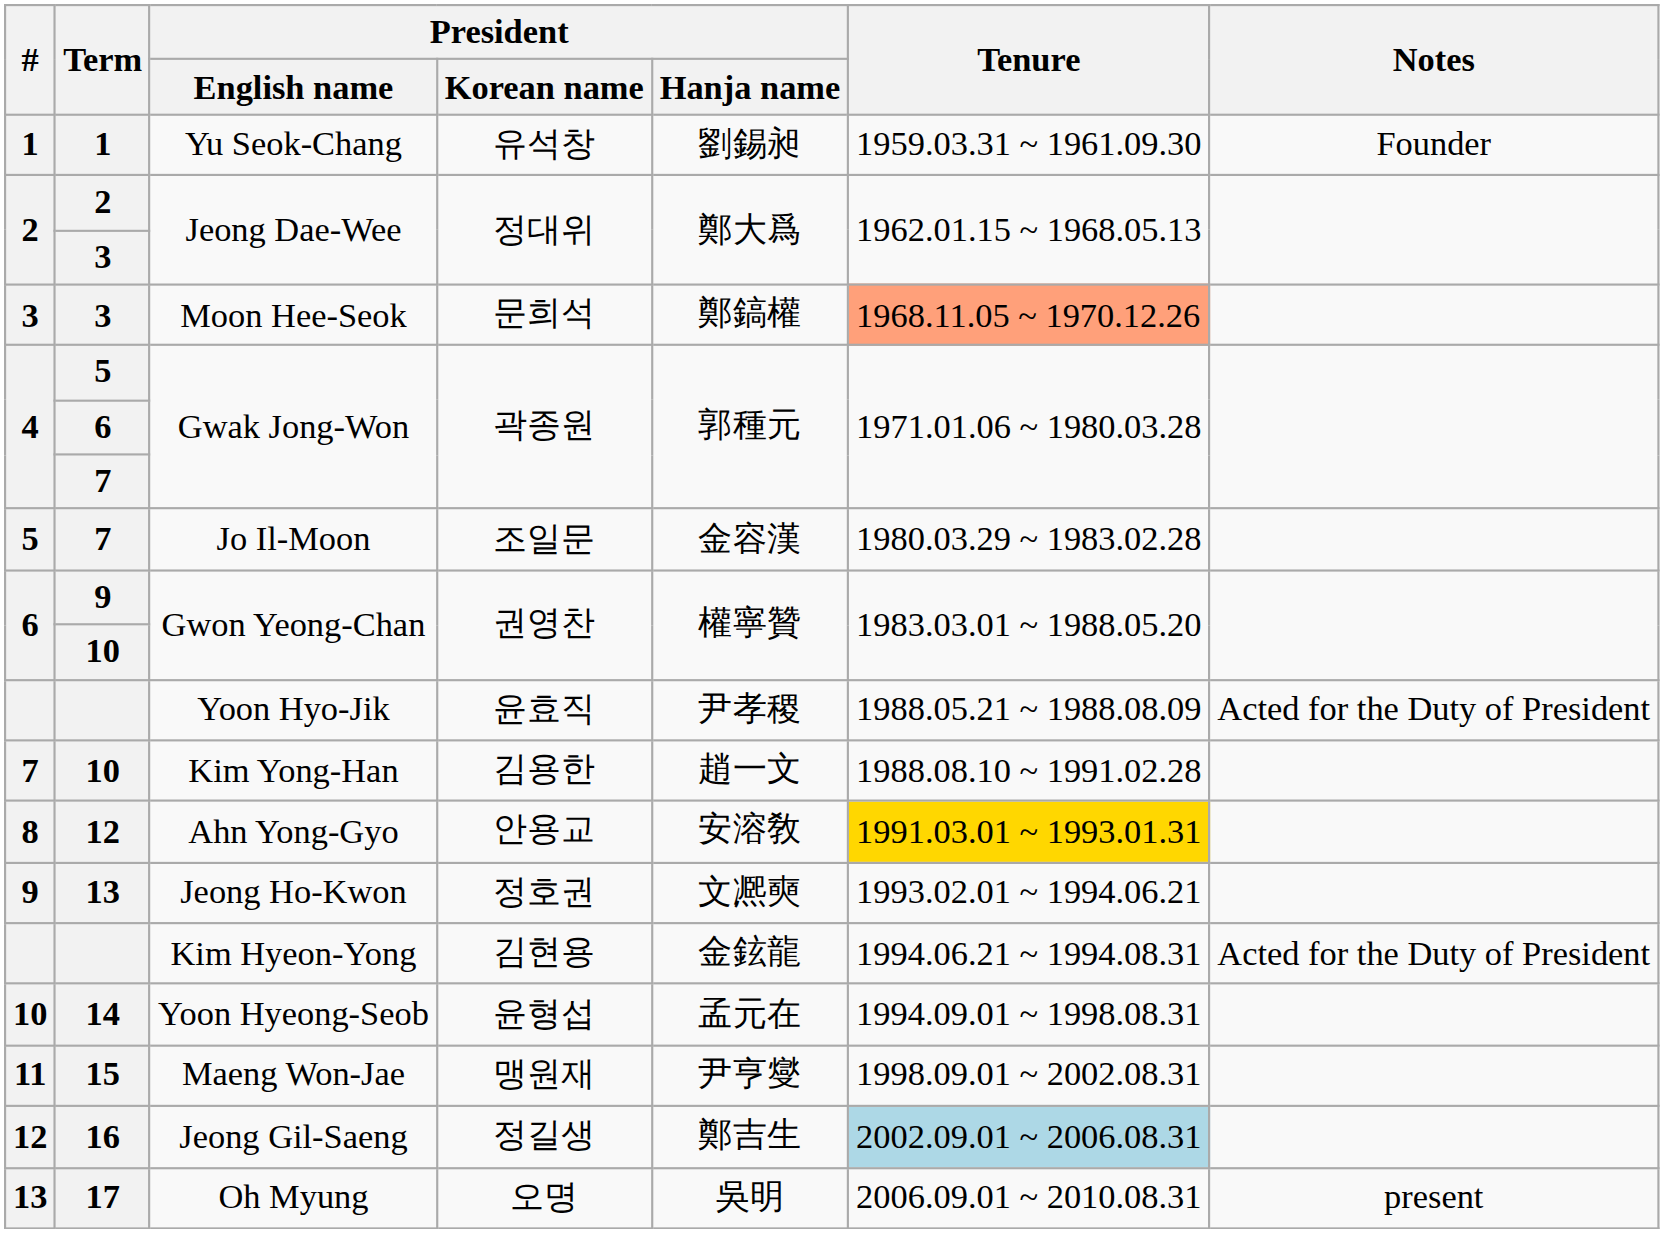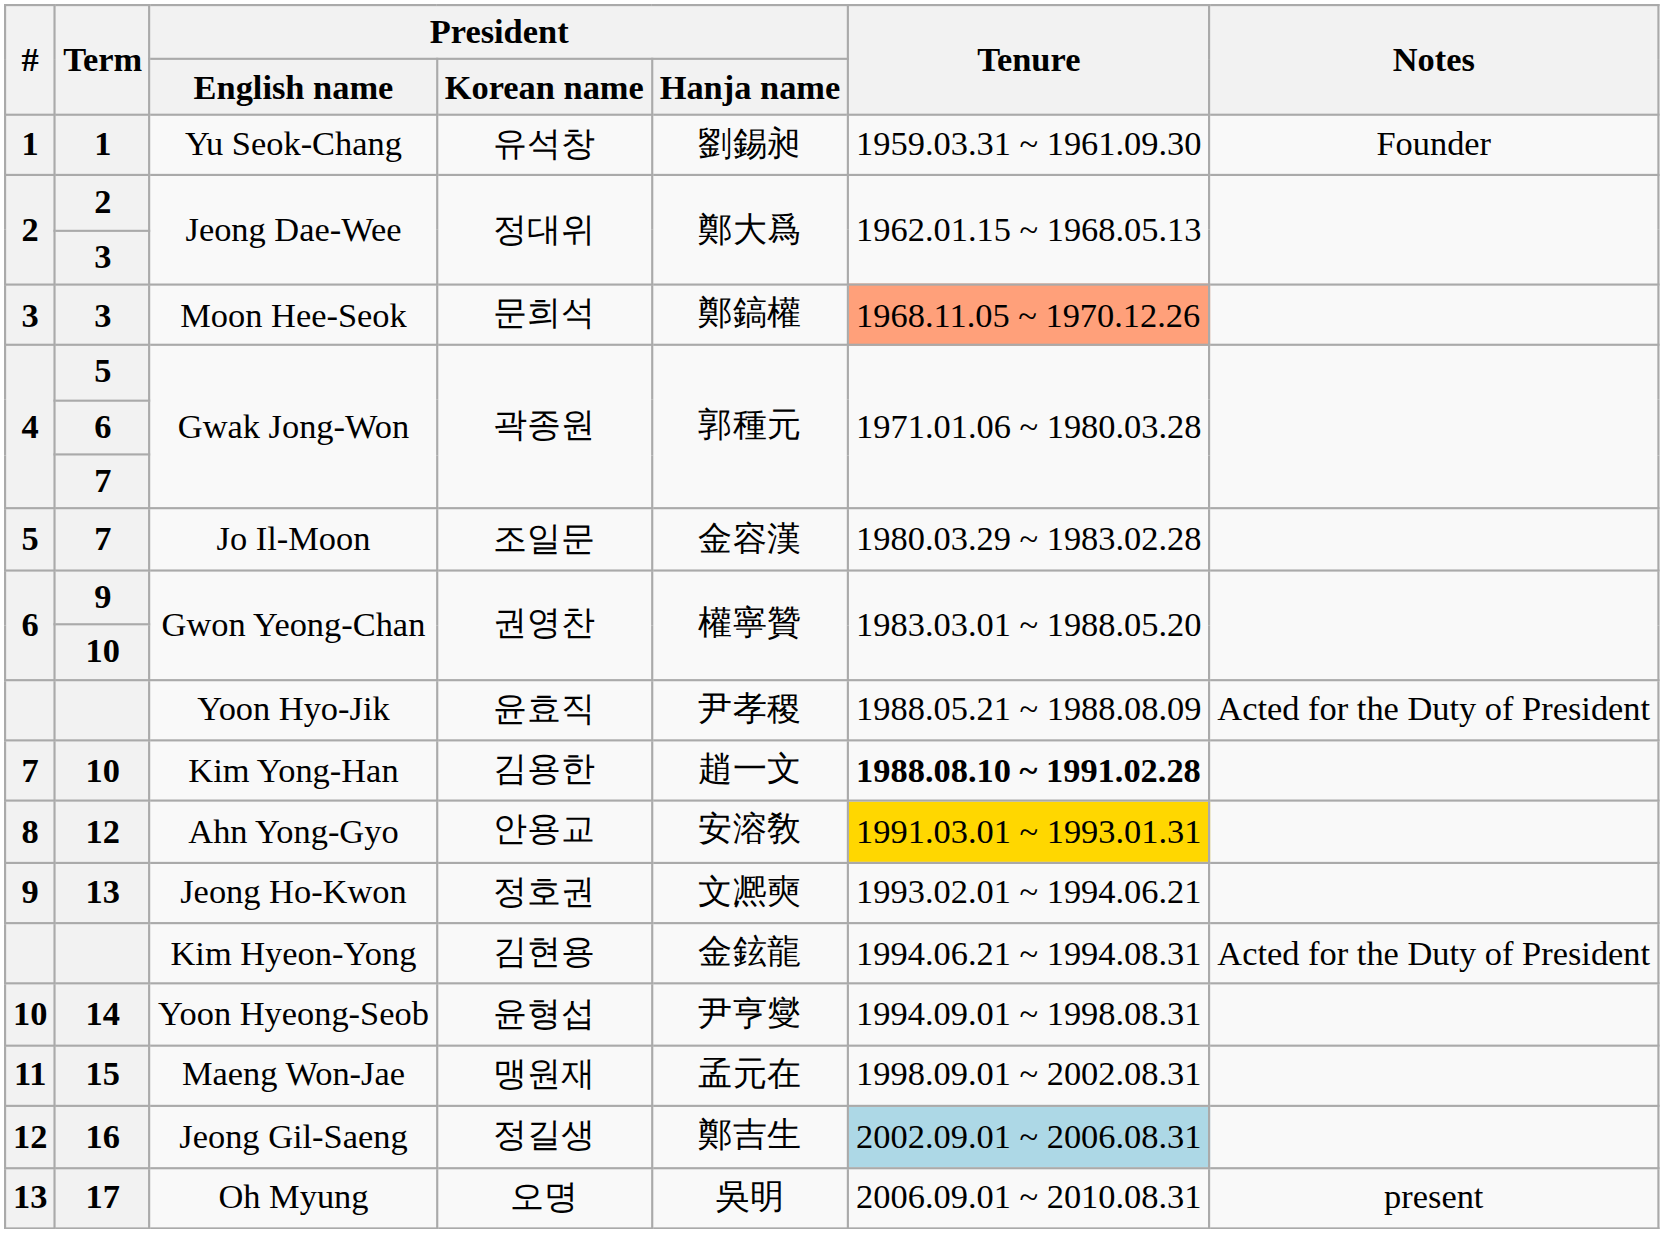(1029, 770) normal -> (1028, 770) bold
(750, 1012) 孟元在 -> (750, 1012) 尹亨燮
(750, 1073) 尹亨燮 -> (750, 1073) 孟元在
